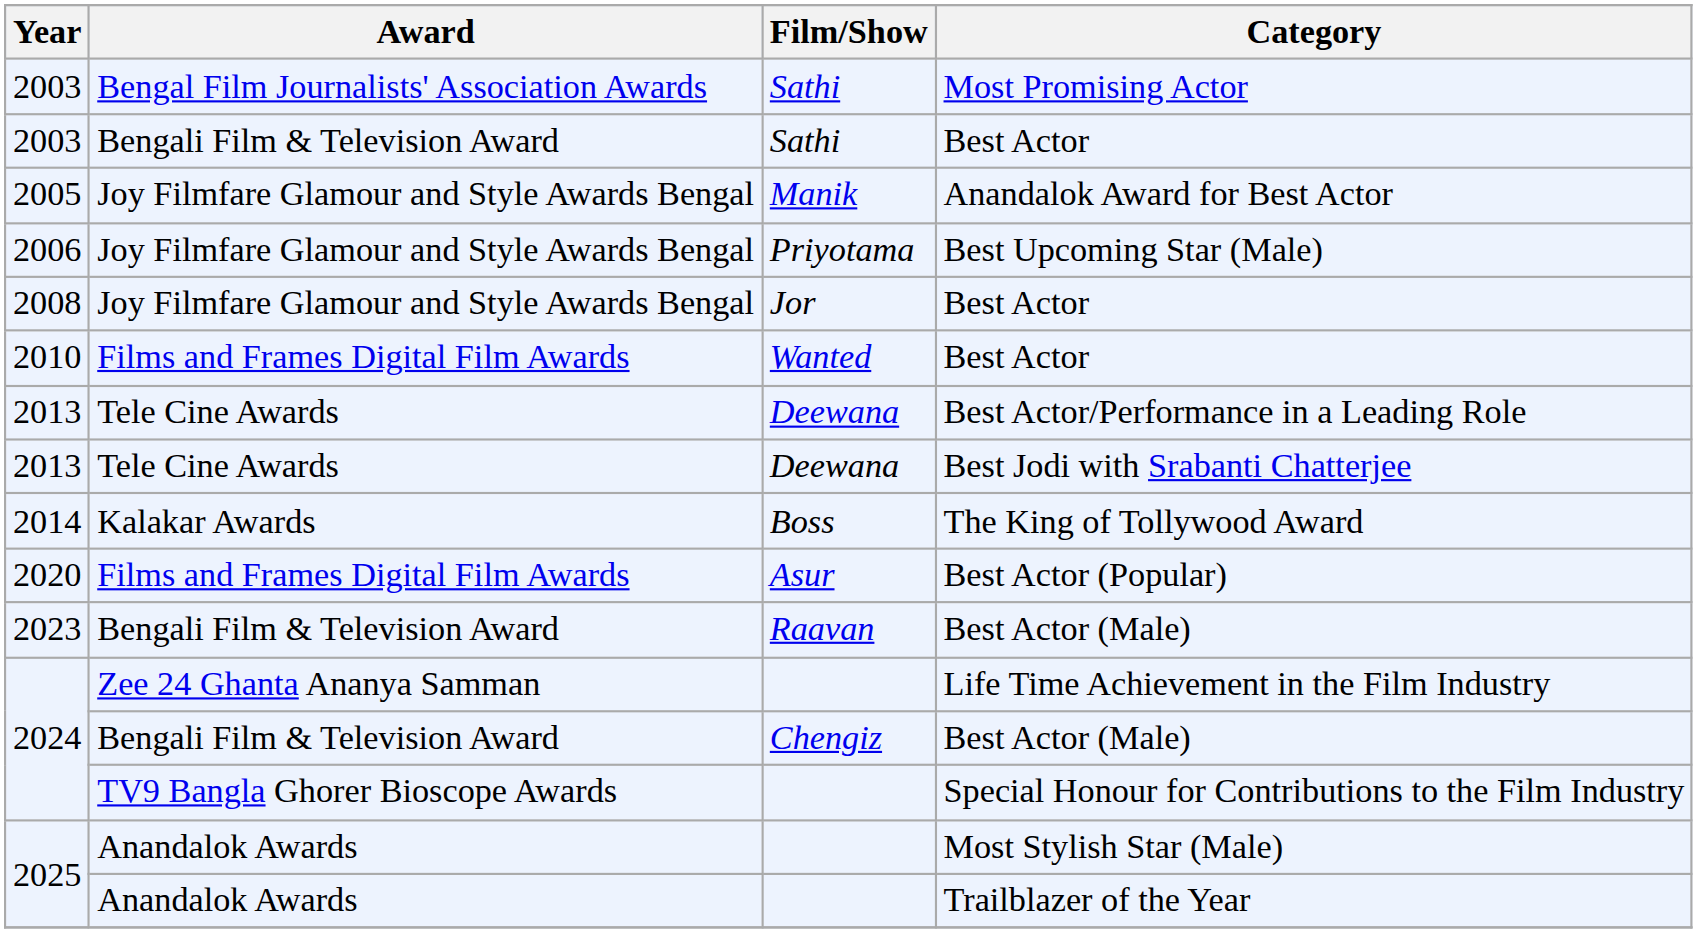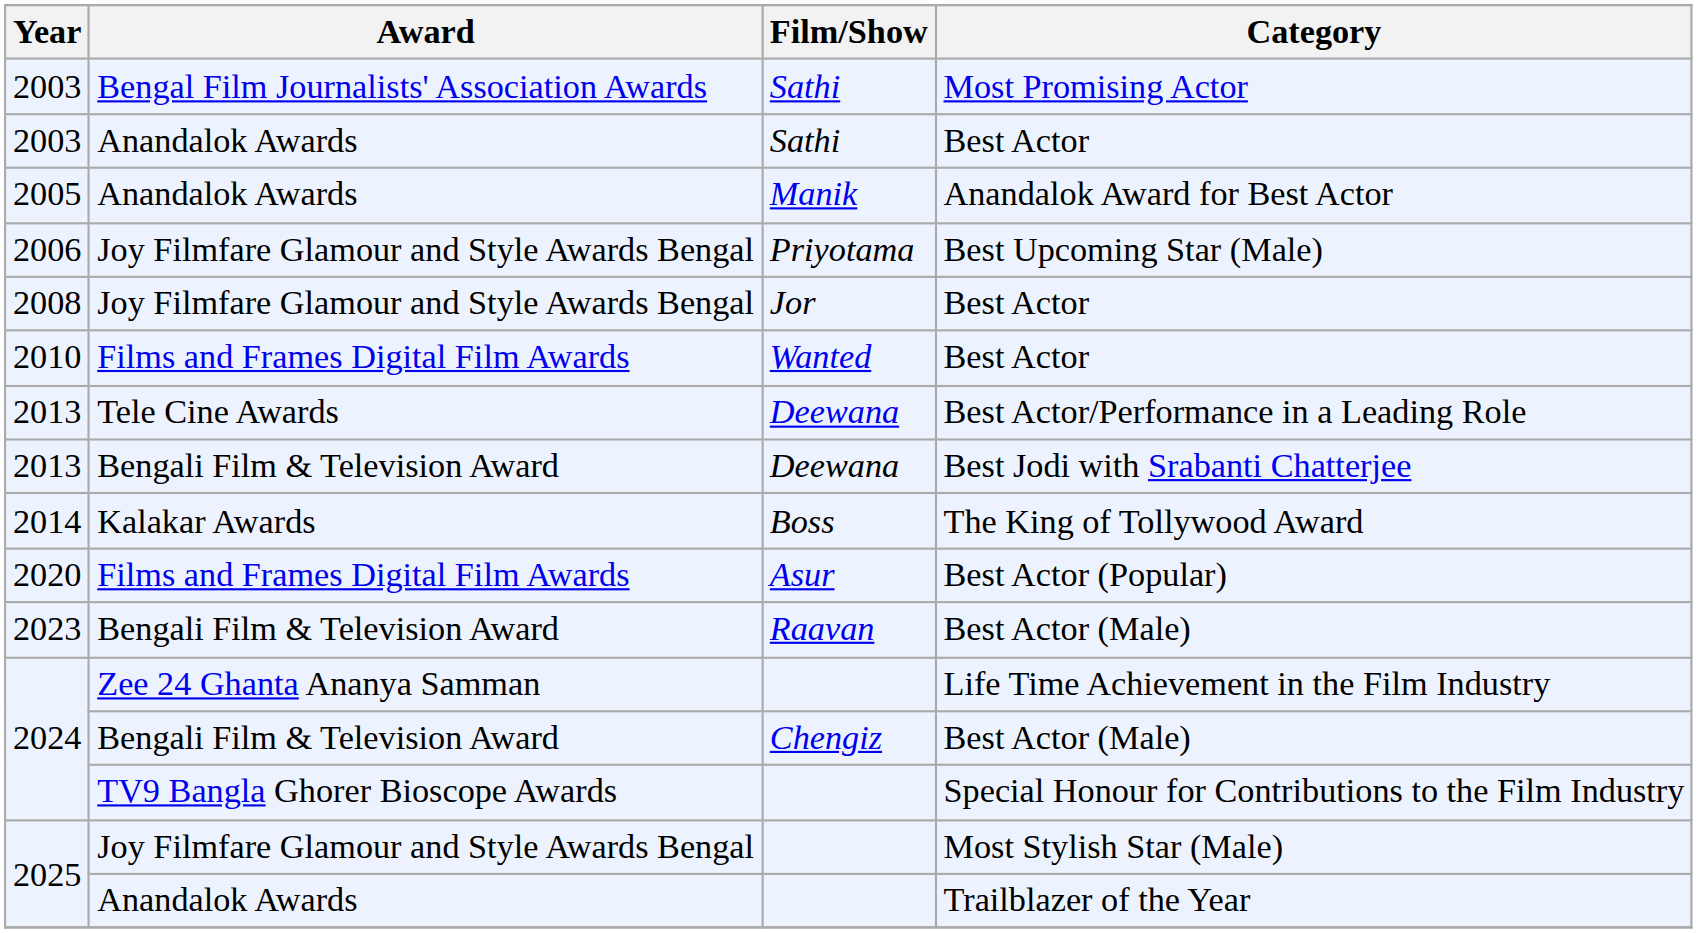(328, 140) Bengali Film & Television Award -> (227, 140) Anandalok Awards
(426, 194) Joy Filmfare Glamour and Style Awards Bengal -> (227, 194) Anandalok Awards
(218, 466) Tele Cine Awards -> (328, 466) Bengali Film & Television Award
(227, 846) Anandalok Awards -> (426, 846) Joy Filmfare Glamour and Style Awards Bengal
